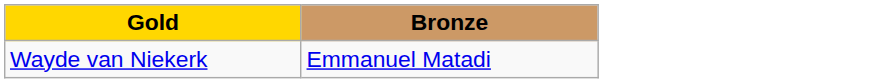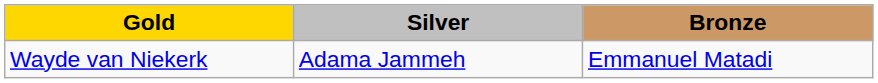+ column: (438, 22)
